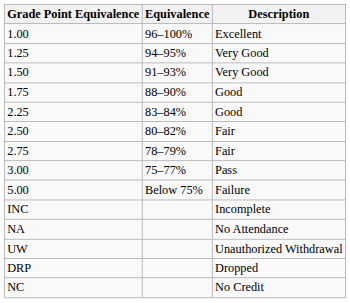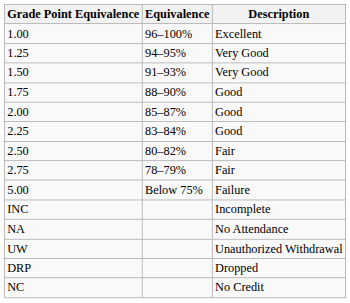+ row: (18, 111)
- row: (18, 170)
